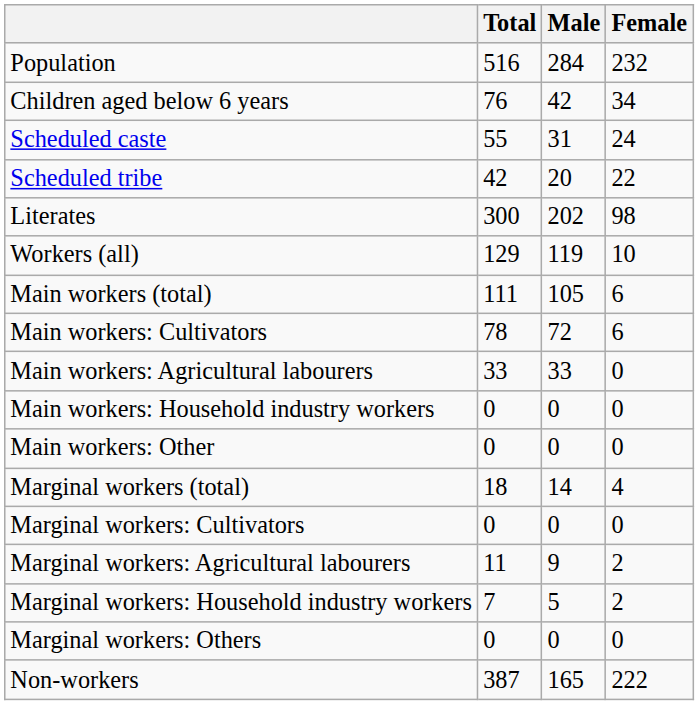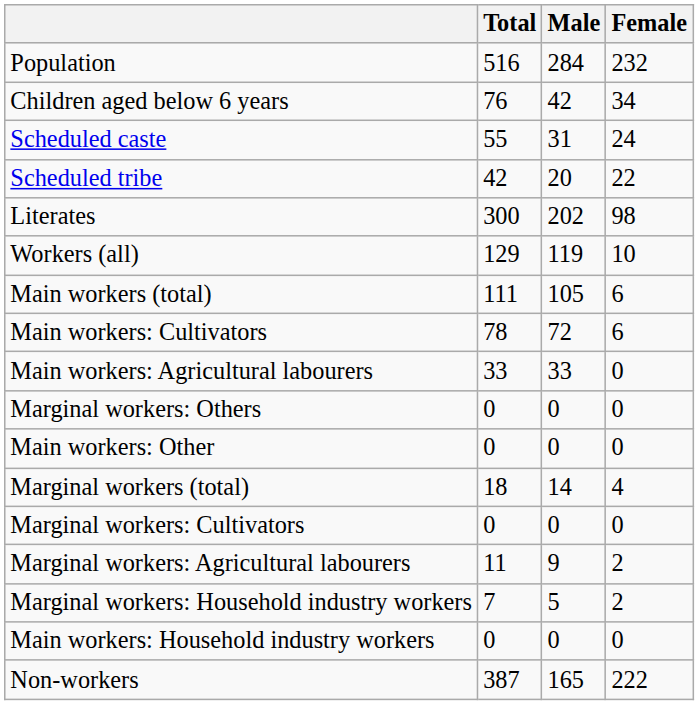rows swapped: (222, 409) <-> (136, 640)
